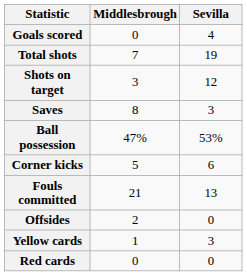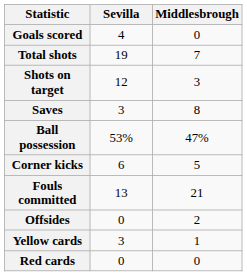columns swapped: (135, 14) <-> (211, 14)
